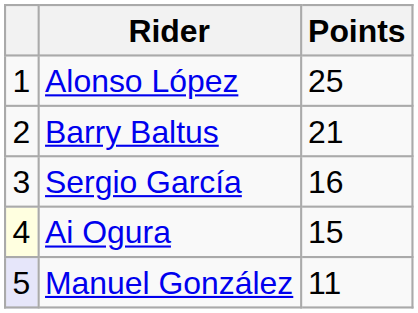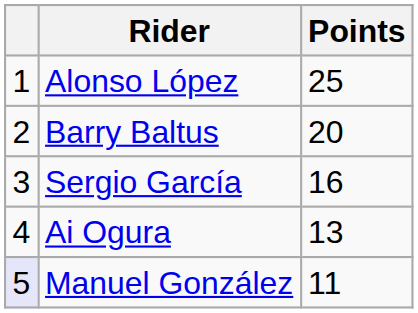(326, 132) 21 -> (326, 132) 20
(21, 233) lightyellow background -> (21, 233) no background
(326, 233) 15 -> (326, 233) 13
